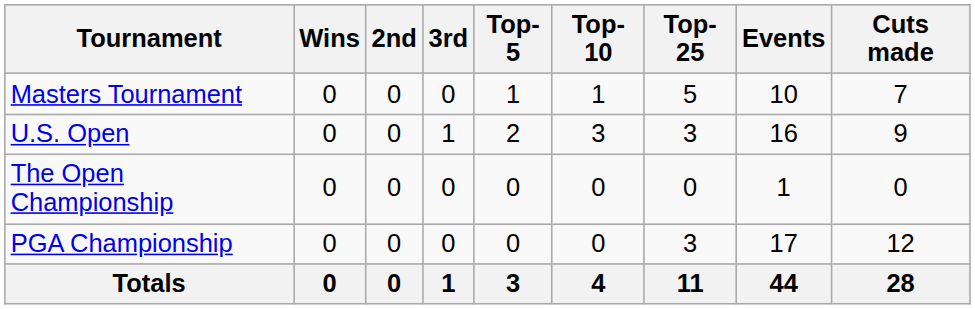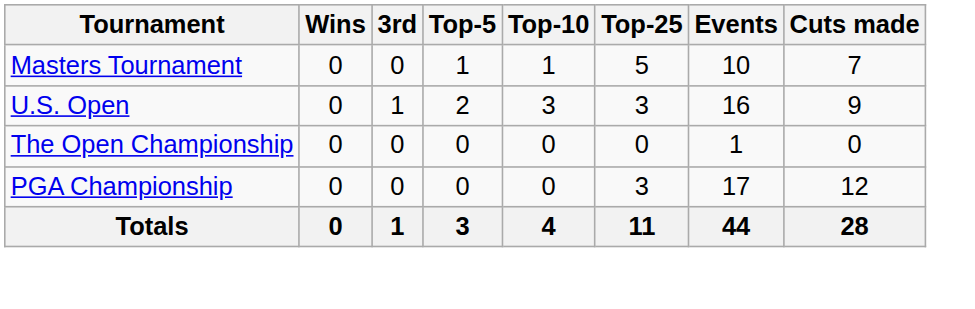- column: (394, 38)
